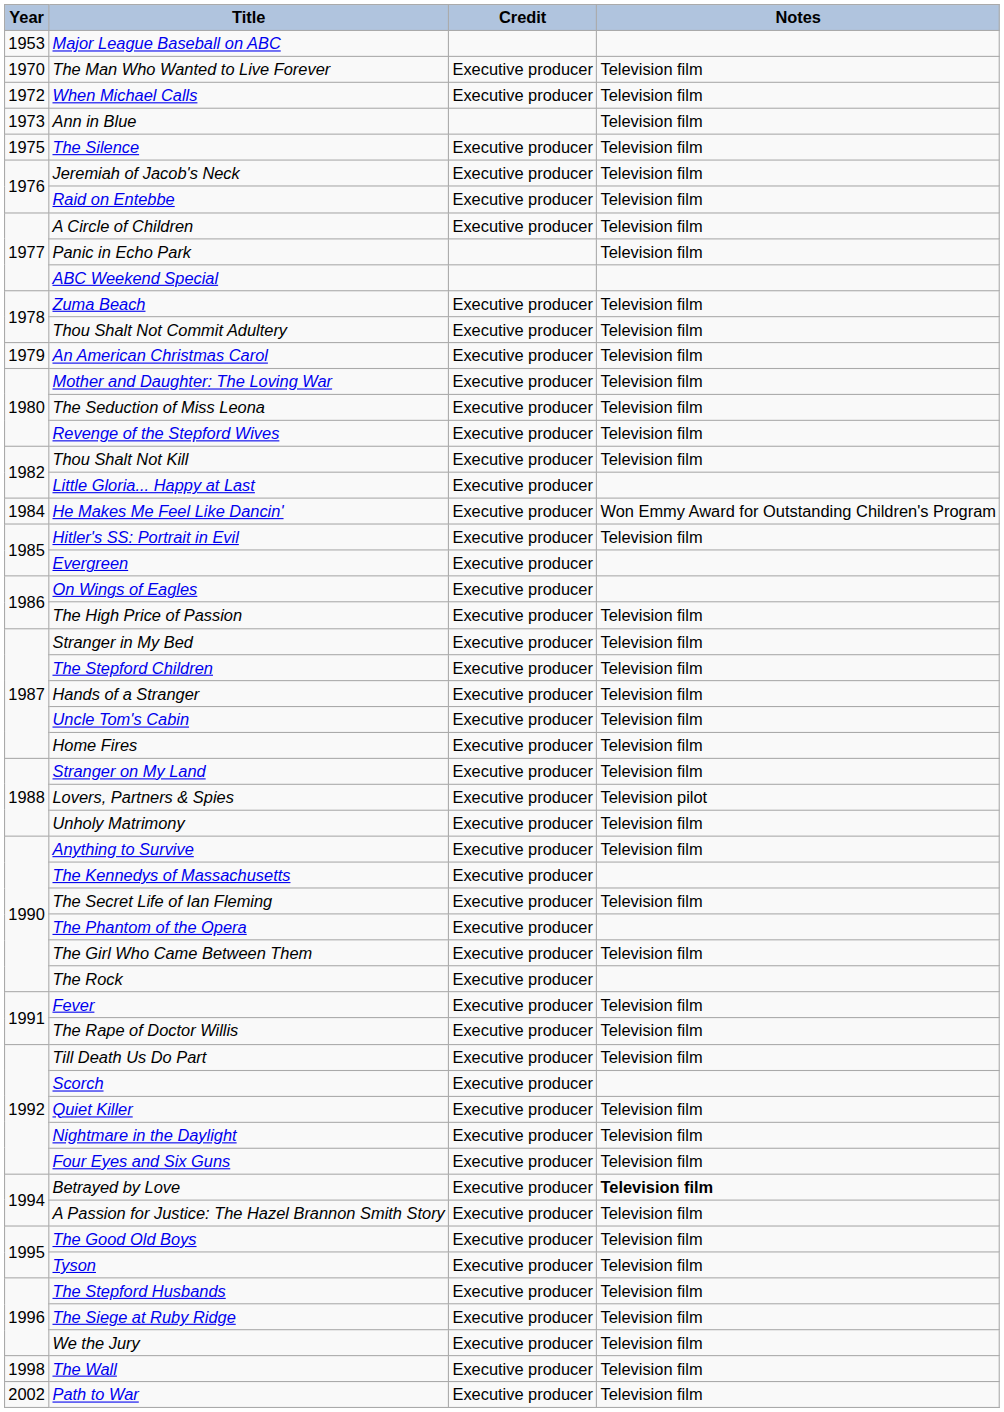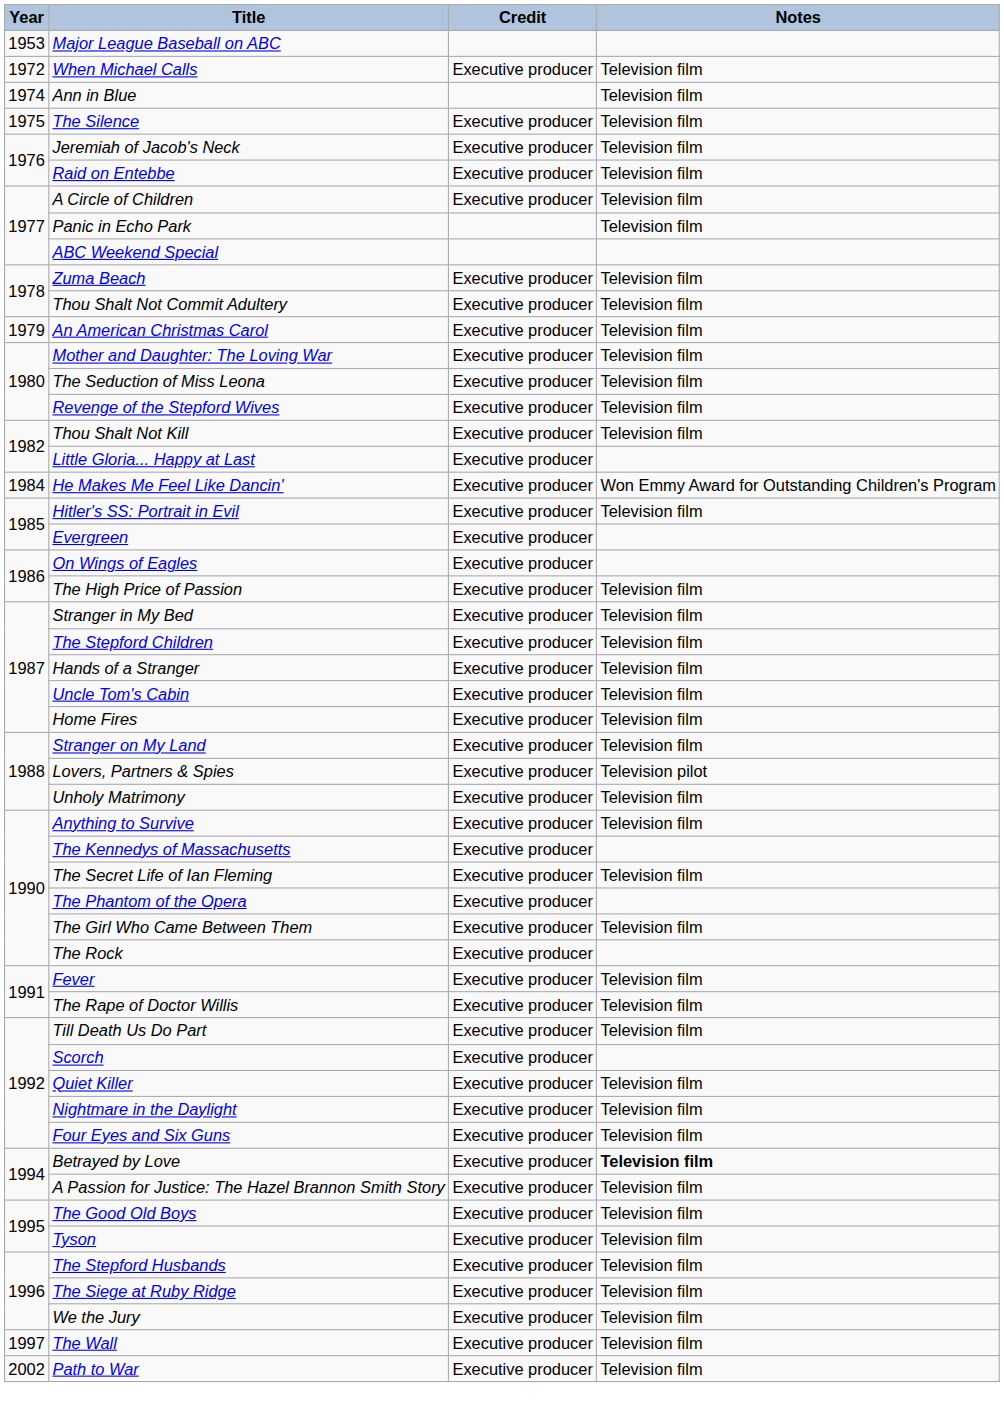- row: (191, 70)
(27, 122) 1973 -> (27, 96) 1974
(27, 1369) 1998 -> (27, 1343) 1997
